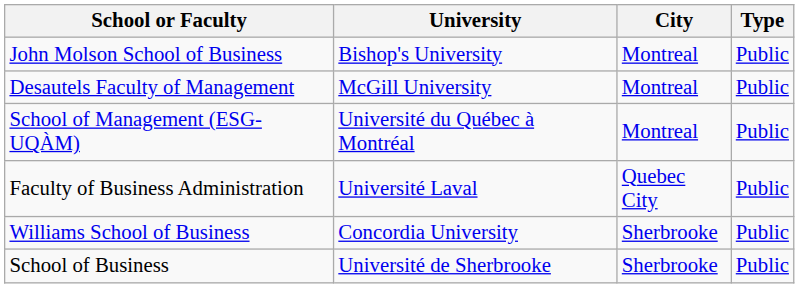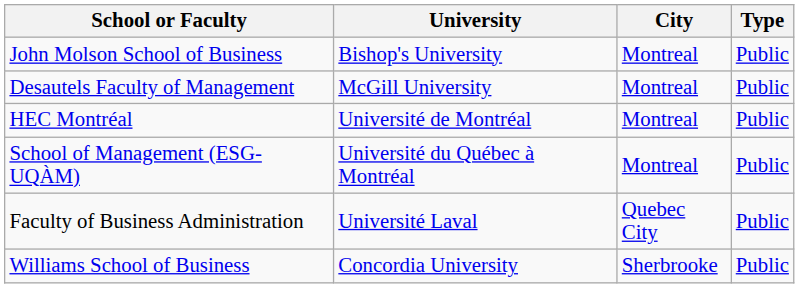+ row: (71, 119)
- row: (89, 265)
